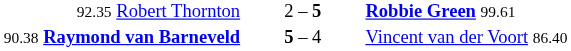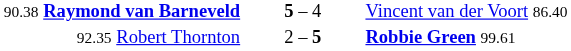rows swapped: (158, 11) <-> (122, 36)
